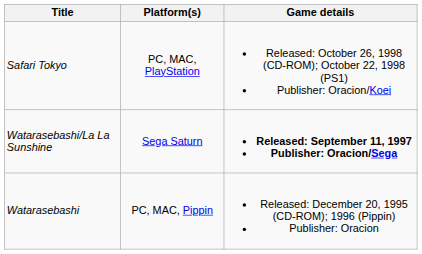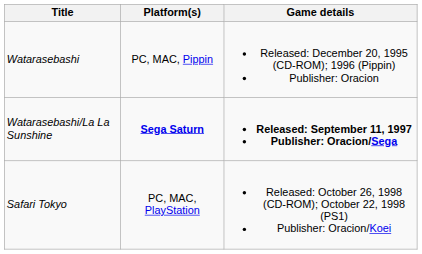rows swapped: (43, 211) <-> (37, 65)
(172, 141) normal -> (172, 129) bold
